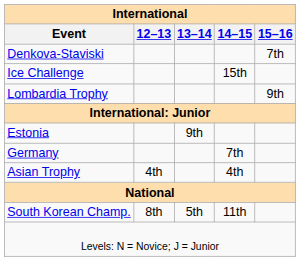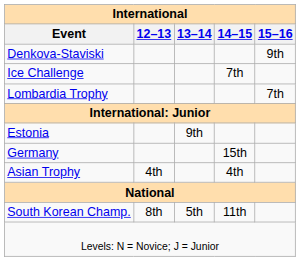(275, 53) 7th -> (275, 53) 9th
(235, 73) 15th -> (235, 73) 7th
(275, 93) 9th -> (275, 93) 7th
(235, 152) 7th -> (235, 152) 15th
